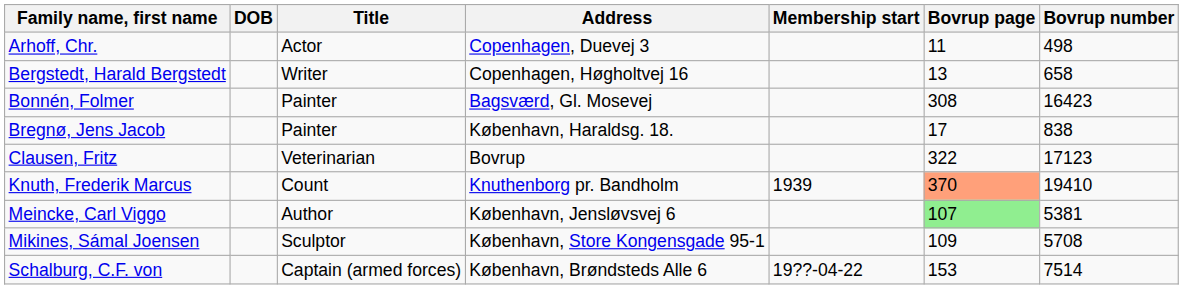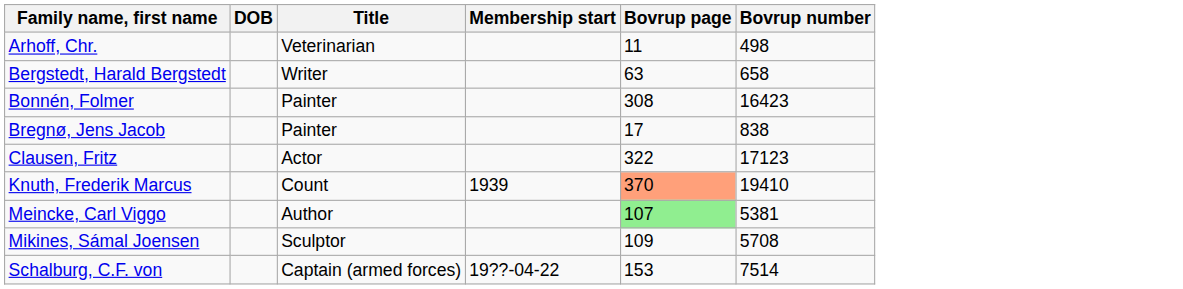- column: (617, 18)
(302, 46) Actor -> (328, 46) Veterinarian
(937, 74) 13 -> (634, 74) 63
(328, 158) Veterinarian -> (302, 158) Actor
